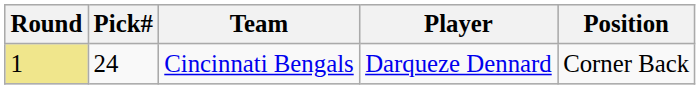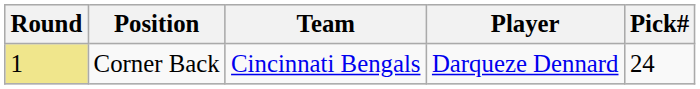columns swapped: (123, 24) <-> (626, 24)
